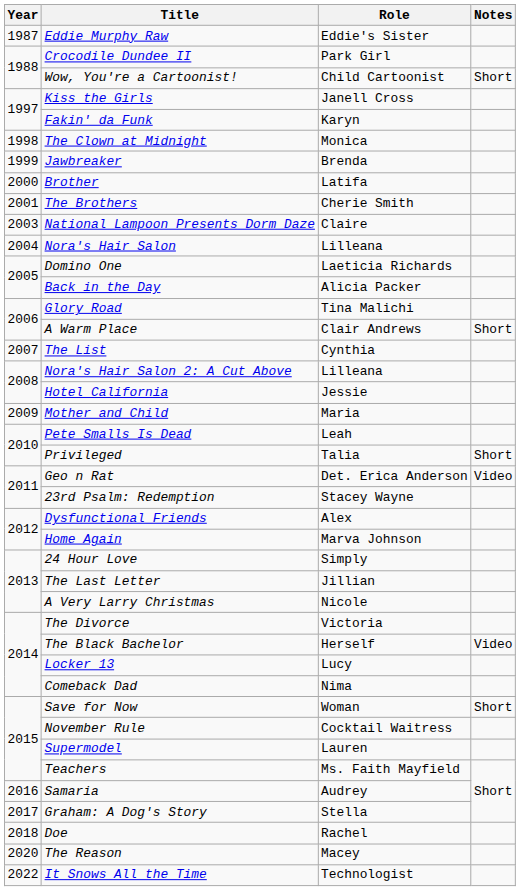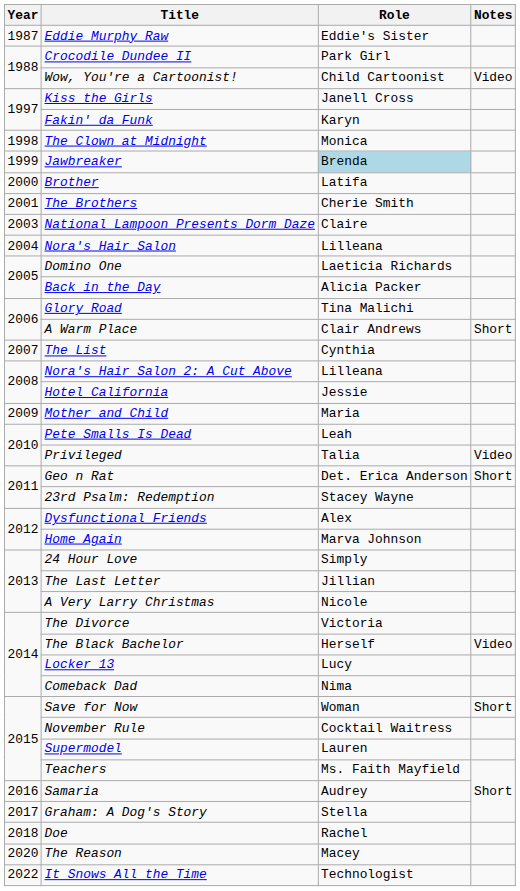(493, 78) Short -> (493, 78) Video
(344, 162) no background -> (344, 162) lightblue background
(493, 455) Short -> (493, 455) Video
(493, 476) Video -> (493, 476) Short
